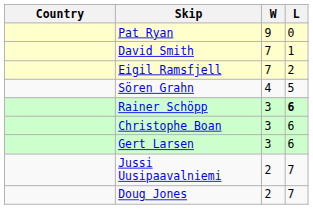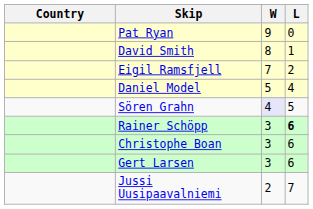(268, 51) 7 -> (268, 51) 8
+ row: (160, 88)
(268, 88) no background -> (268, 107) lavender background
- row: (153, 195)
